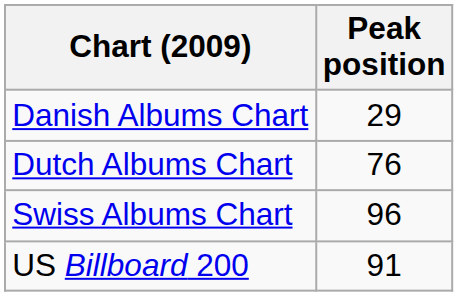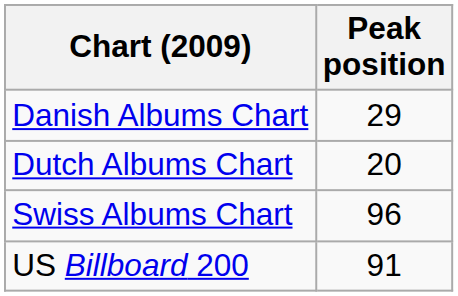(384, 164) 76 -> (384, 164) 20
